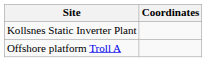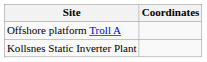rows swapped: (72, 30) <-> (64, 48)
